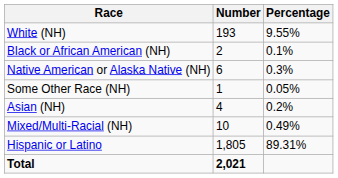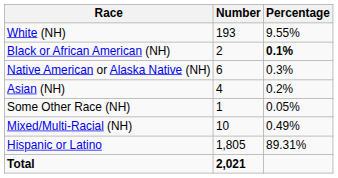(280, 51) normal -> (280, 51) bold
rows swapped: (36, 107) <-> (69, 88)
